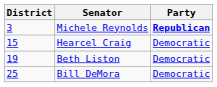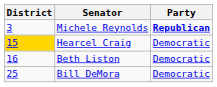(12, 43) no background -> (12, 43) gold background
(12, 58) 19 -> (12, 58) 16
